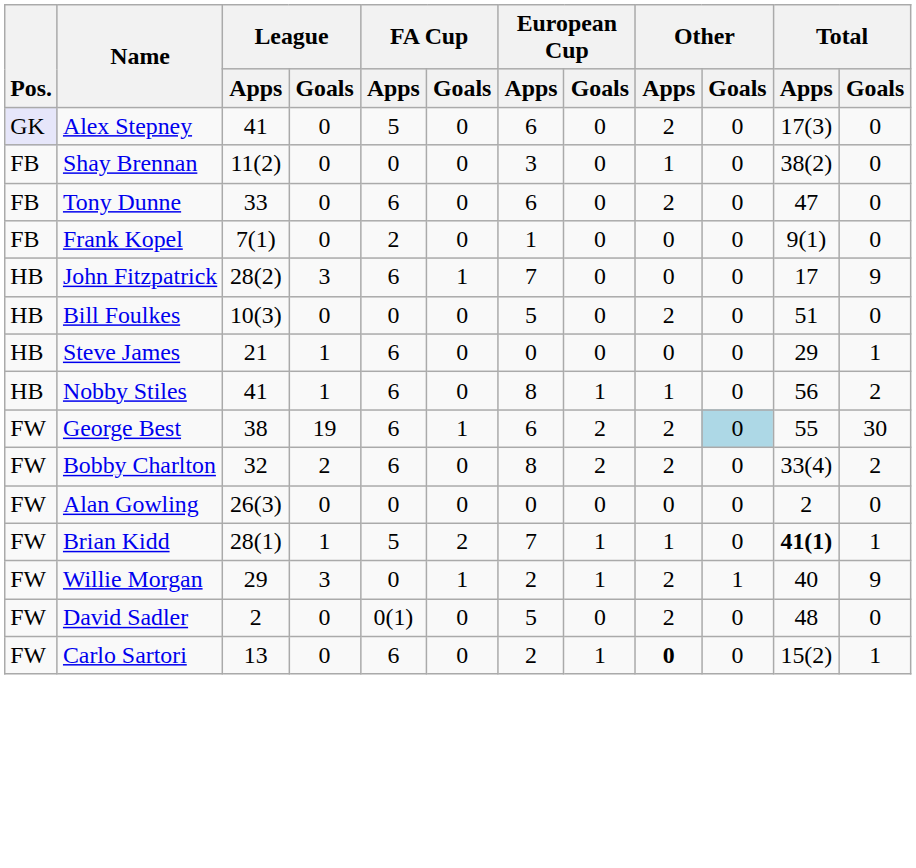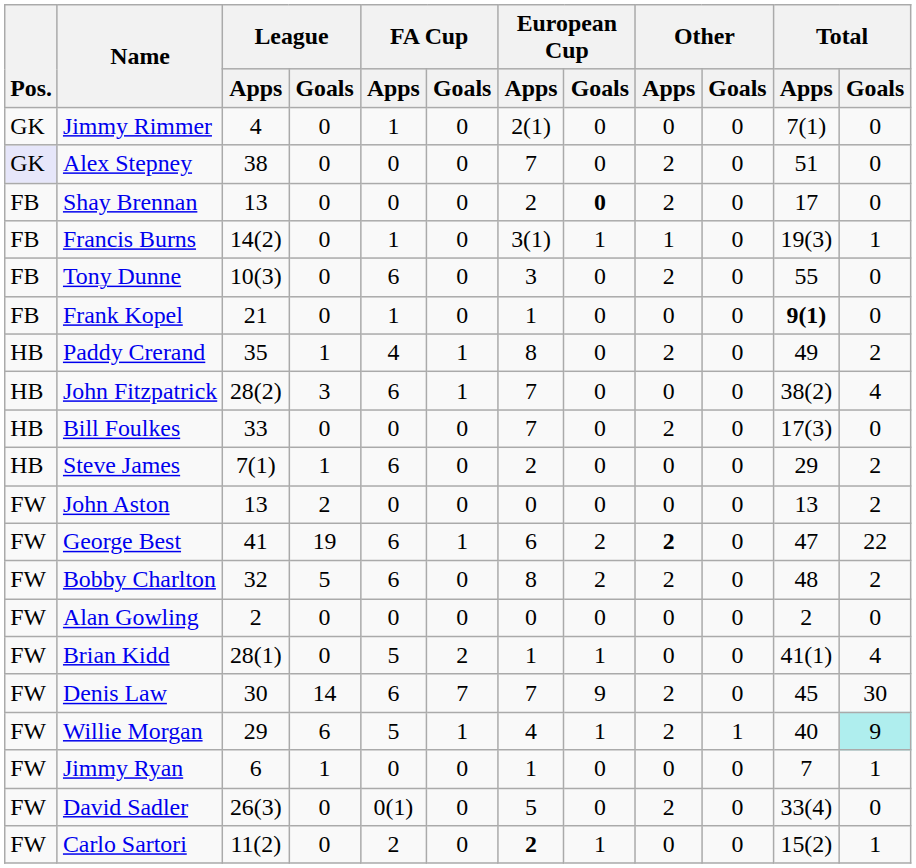+ row: (137, 125)
(256, 125) 41 -> (256, 163) 38
(393, 125) 5 -> (393, 163) 0
(531, 125) 6 -> (531, 163) 7
(806, 125) 17(3) -> (806, 163) 51
(256, 163) 11(2) -> (256, 201) 13
(531, 163) 3 -> (531, 201) 2
(600, 163) normal -> (600, 201) bold
(669, 163) 1 -> (669, 201) 2
(806, 163) 38(2) -> (806, 201) 17
+ row: (129, 239)
(256, 201) 33 -> (256, 277) 10(3)
(531, 201) 6 -> (531, 277) 3
(806, 201) 47 -> (806, 277) 55
(256, 239) 7(1) -> (256, 314) 21
(393, 239) 2 -> (393, 314) 1
(806, 239) normal -> (806, 314) bold
+ row: (134, 352)
(806, 277) 17 -> (806, 390) 38(2)
(875, 277) 9 -> (875, 390) 4
(256, 314) 10(3) -> (256, 428) 33
(531, 314) 5 -> (531, 428) 7
(806, 314) 51 -> (806, 428) 17(3)
(256, 352) 21 -> (256, 466) 7(1)
(531, 352) 0 -> (531, 466) 2
(875, 352) 1 -> (875, 466) 2
- row: (125, 390)
+ row: (116, 503)
(256, 428) 38 -> (256, 541) 41
(669, 428) normal -> (669, 541) bold
(737, 428) lightblue background -> (737, 541) no background
(806, 428) 55 -> (806, 541) 47
(875, 428) 30 -> (875, 541) 22
(325, 466) 2 -> (325, 579) 5
(806, 466) 33(4) -> (806, 579) 48
(256, 503) 26(3) -> (256, 617) 2
(325, 541) 1 -> (325, 655) 0
(531, 541) 7 -> (531, 655) 1
(669, 541) 1 -> (669, 655) 0
(806, 541) bold -> (806, 655) normal
(875, 541) 1 -> (875, 655) 4
+ row: (115, 692)
(325, 579) 3 -> (325, 730) 6
(393, 579) 0 -> (393, 730) 5
(531, 579) 2 -> (531, 730) 4
(875, 579) no background -> (875, 730) paleturquoise background
+ row: (123, 768)
(256, 617) 2 -> (256, 806) 26(3)
(806, 617) 48 -> (806, 806) 33(4)
(256, 655) 13 -> (256, 844) 11(2)
(393, 655) 6 -> (393, 844) 2
(531, 655) normal -> (531, 844) bold
(669, 655) bold -> (669, 844) normal
